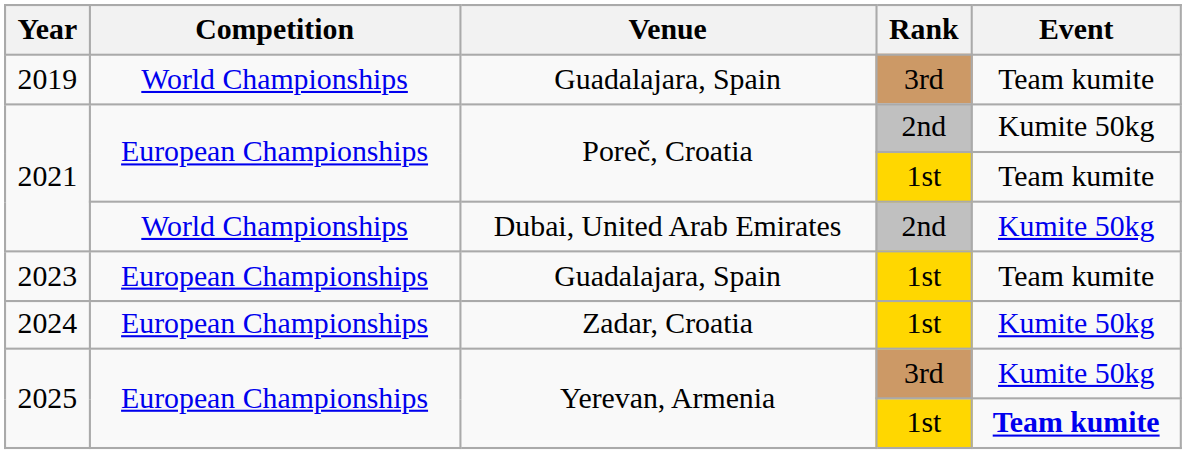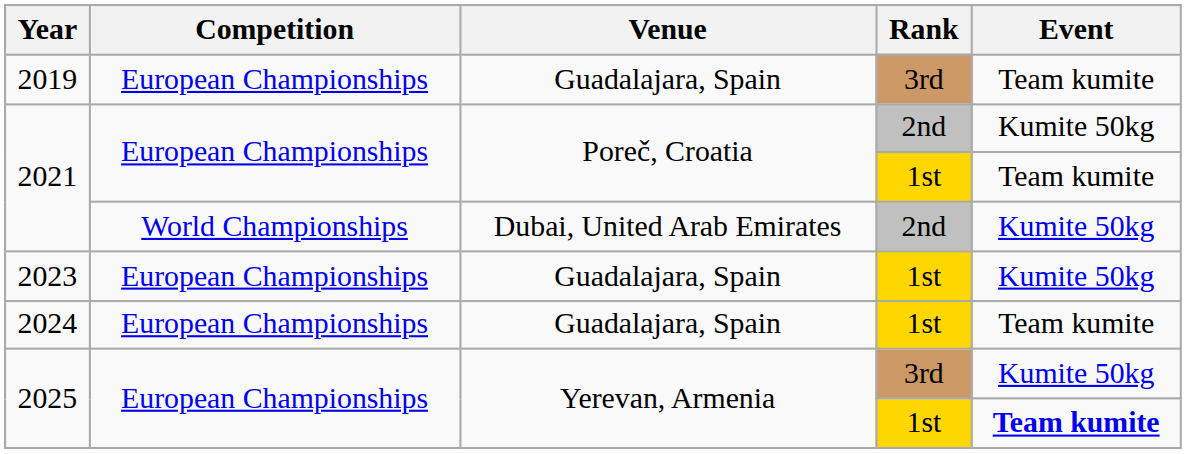(275, 78) World Championships -> (275, 78) European Championships
(1076, 275) Team kumite -> (1076, 275) Kumite 50kg
(668, 324) Zadar, Croatia -> (668, 324) Guadalajara, Spain
(1076, 324) Kumite 50kg -> (1076, 324) Team kumite
